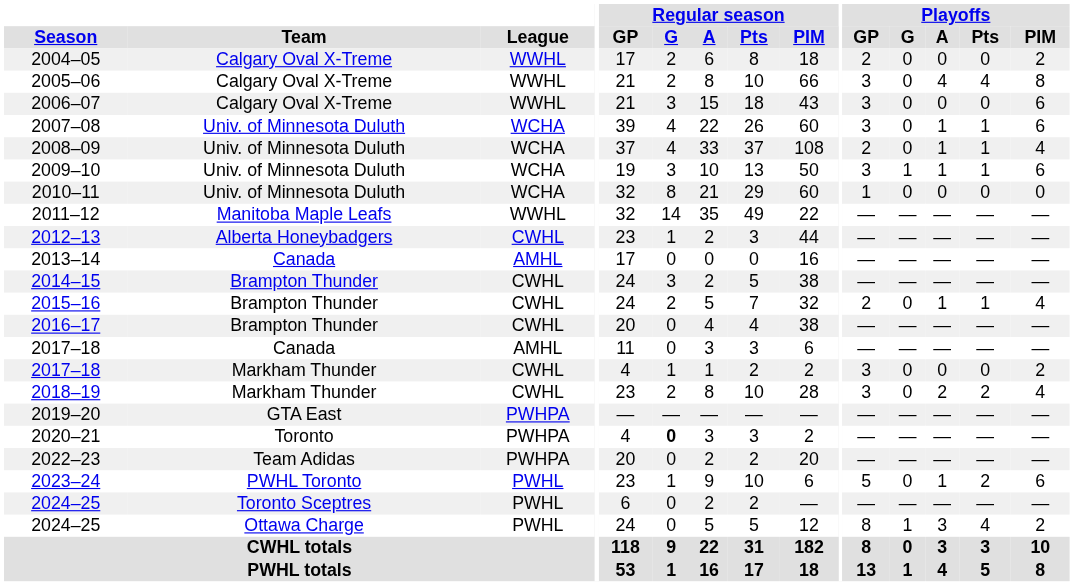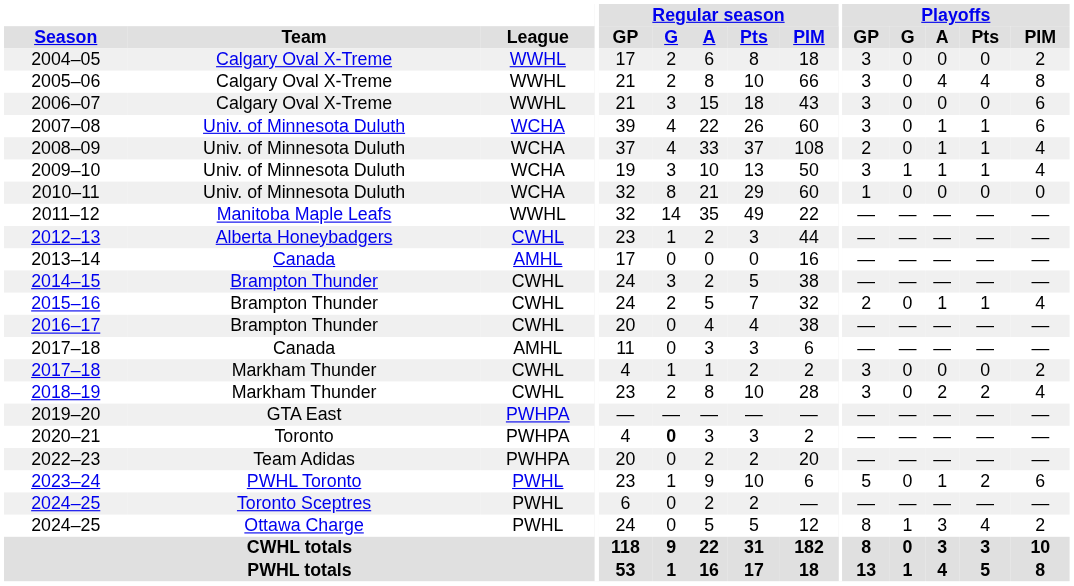(866, 59) 2 -> (866, 59) 3
(1040, 170) 6 -> (1040, 170) 4
